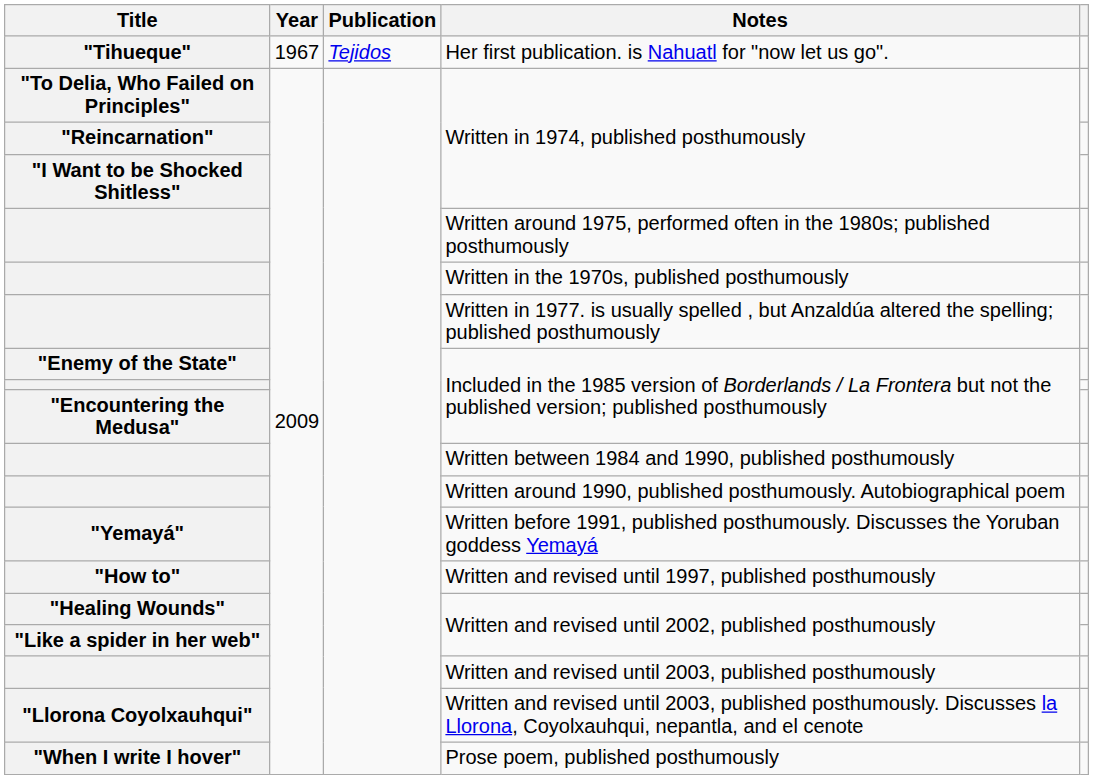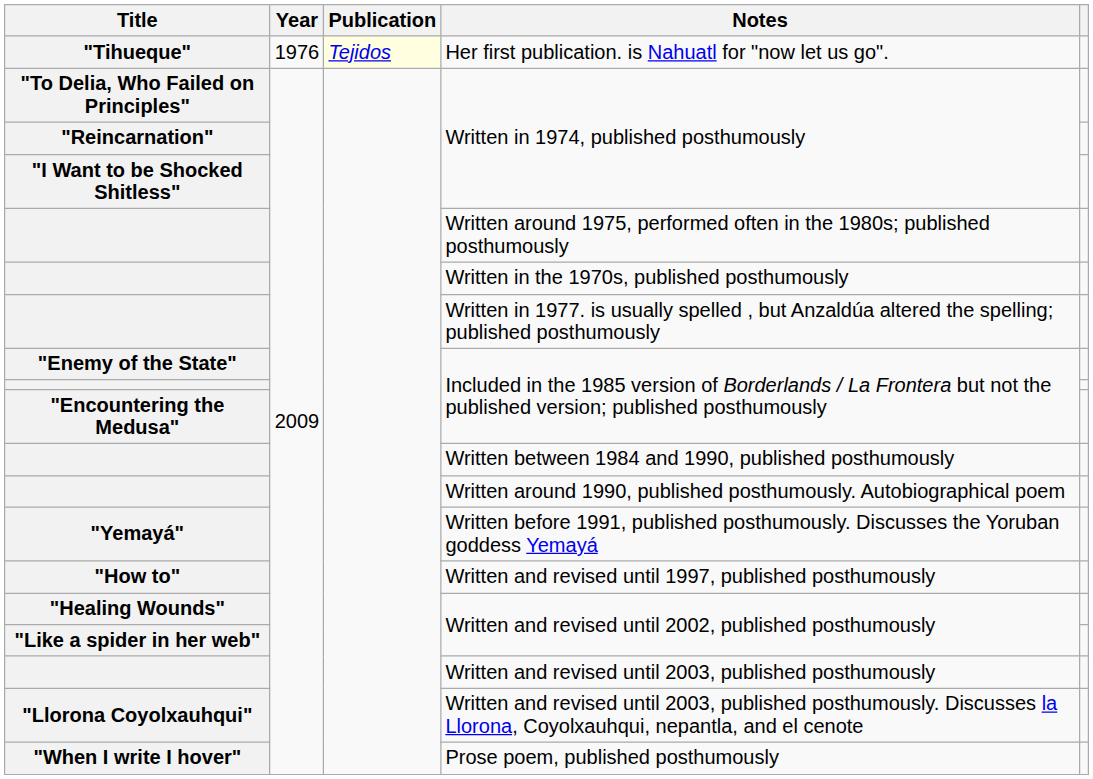(297, 52) 1967 -> (297, 52) 1976
(360, 52) no background -> (360, 52) lightyellow background
